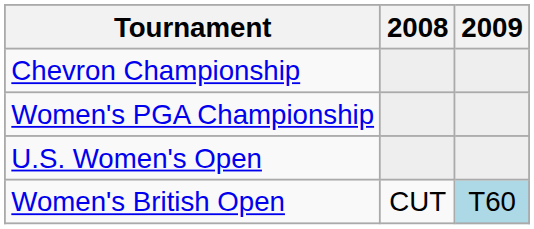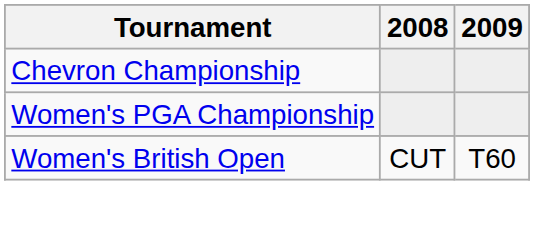- row: (137, 158)
(492, 202) lightblue background -> (492, 158) no background
